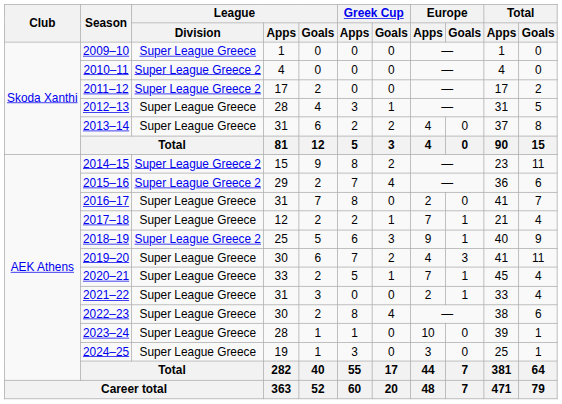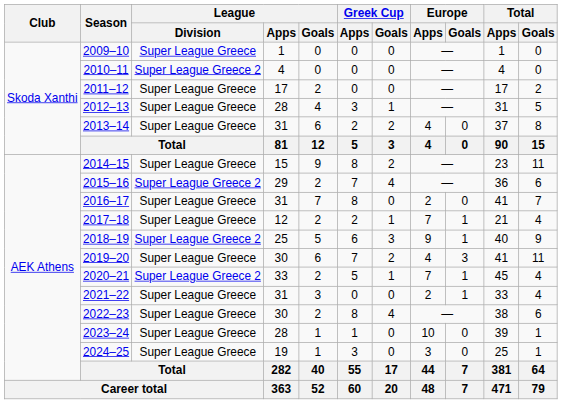(198, 88) Super League Greece 2 -> (198, 88) Super League Greece
(198, 164) Super League Greece 2 -> (198, 164) Super League Greece
(198, 276) Super League Greece -> (198, 276) Super League Greece 2
